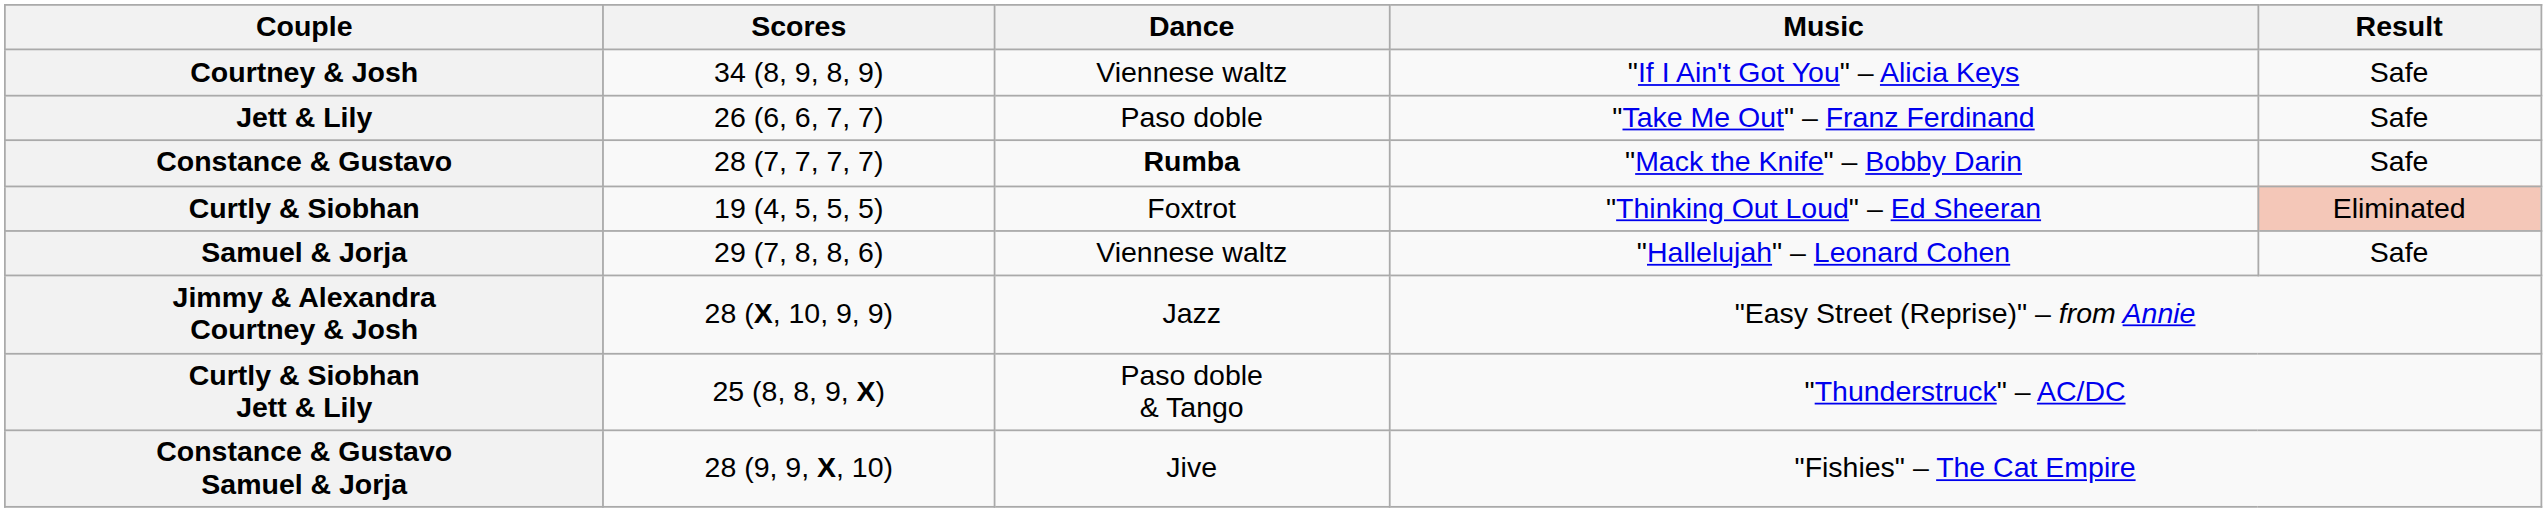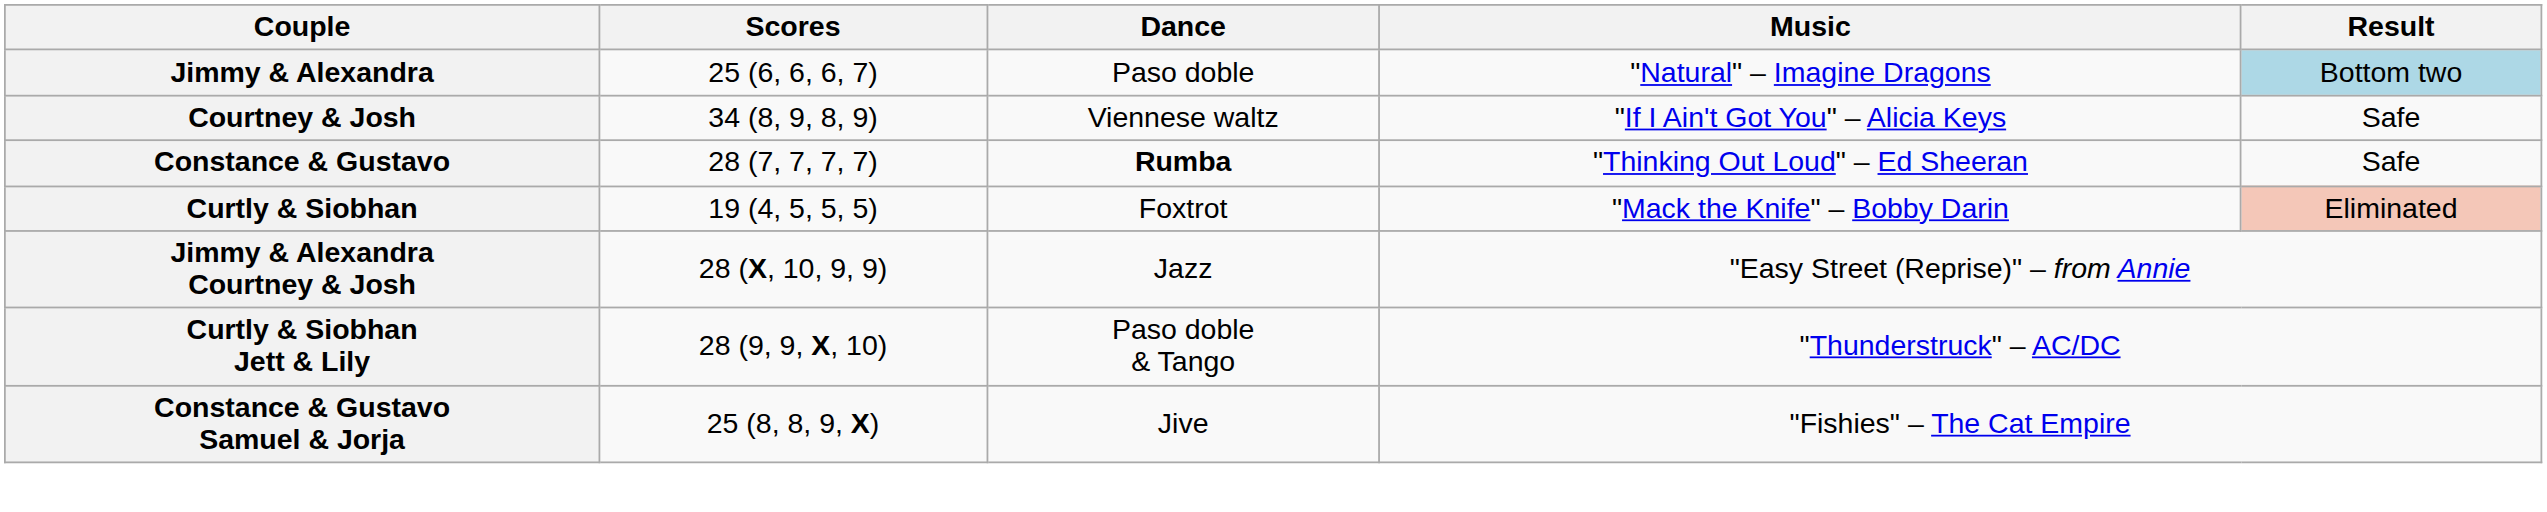+ row: (302, 72)
- row: (304, 117)
(1824, 162) "Mack the Knife" – Bobby Darin -> (1810, 162) "Thinking Out Loud" – Ed Sheeran
(1824, 207) "Thinking Out Loud" – Ed Sheeran -> (1810, 207) "Mack the Knife" – Bobby Darin
- row: (304, 252)
(799, 391) 25 (8, 8, 9, X) -> (793, 346) 28 (9, 9, X, 10)
(799, 468) 28 (9, 9, X, 10) -> (793, 423) 25 (8, 8, 9, X)
